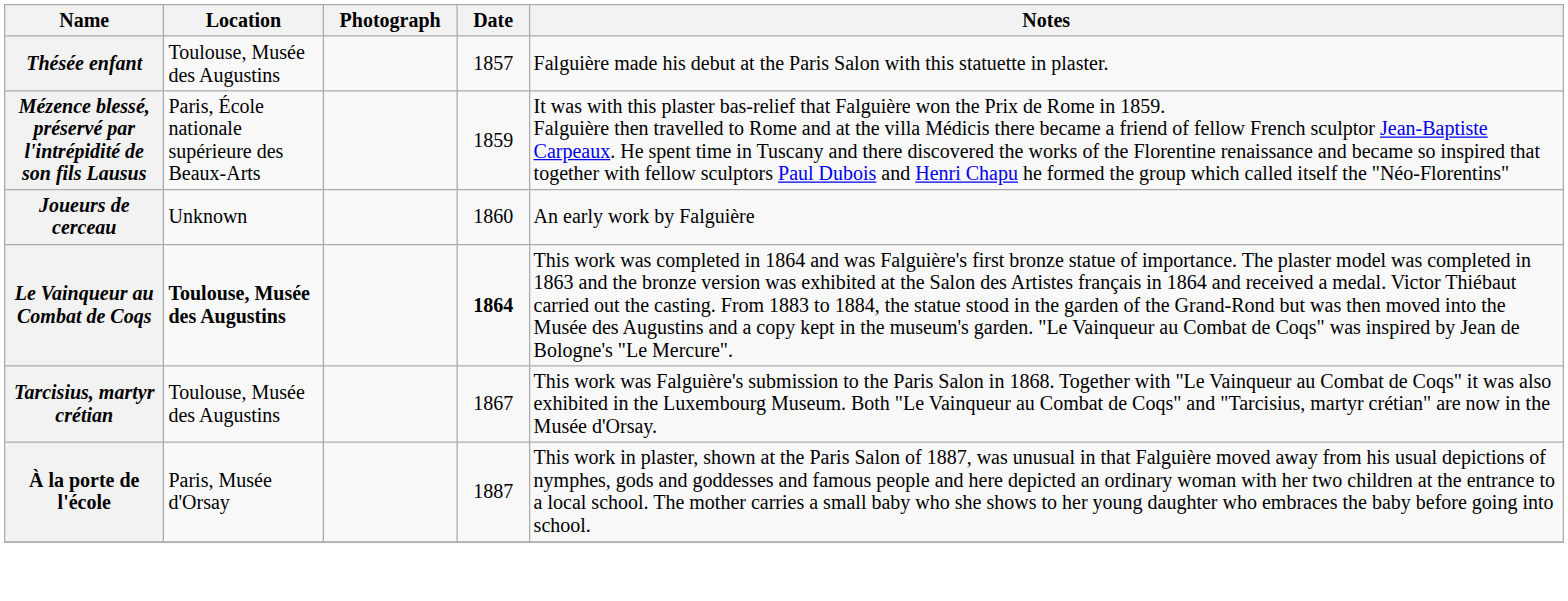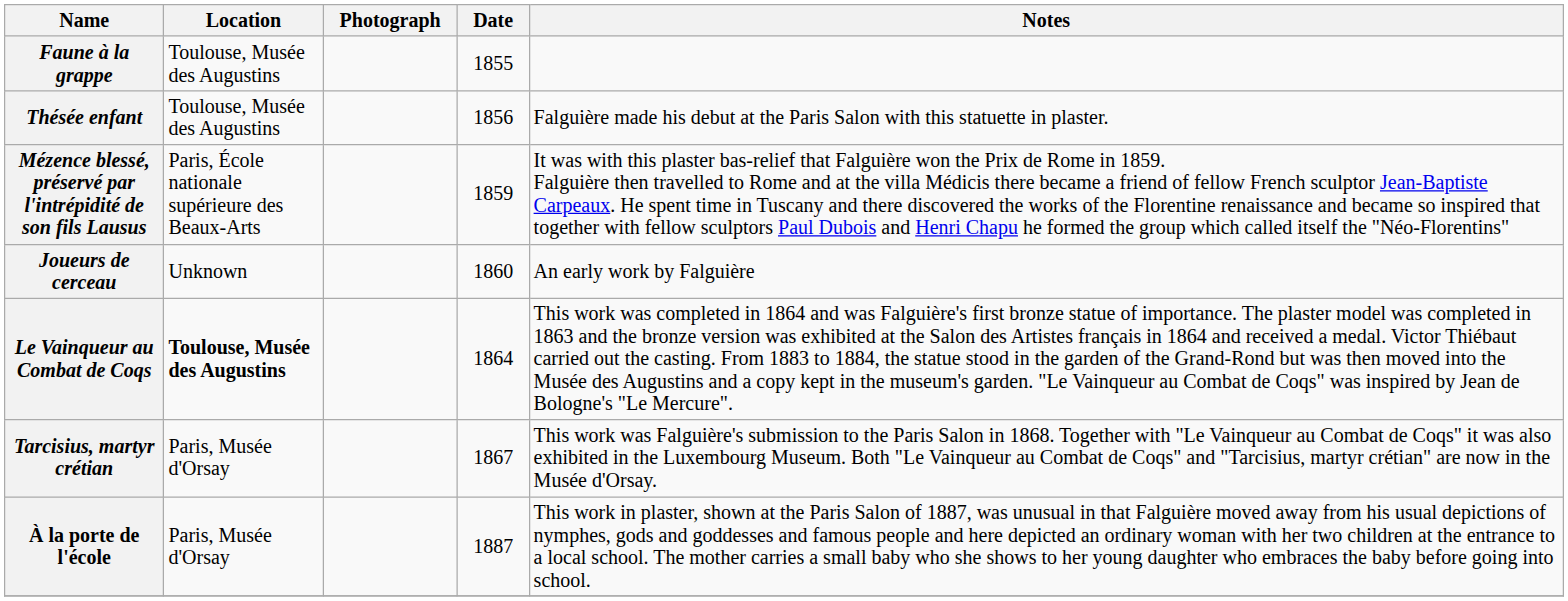+ row: (84, 63)
(493, 63) 1857 -> (493, 117) 1856
(493, 304) bold -> (493, 358) normal
(237, 403) Toulouse, Musée des Augustins -> (220, 458) Paris, Musée d'Orsay
